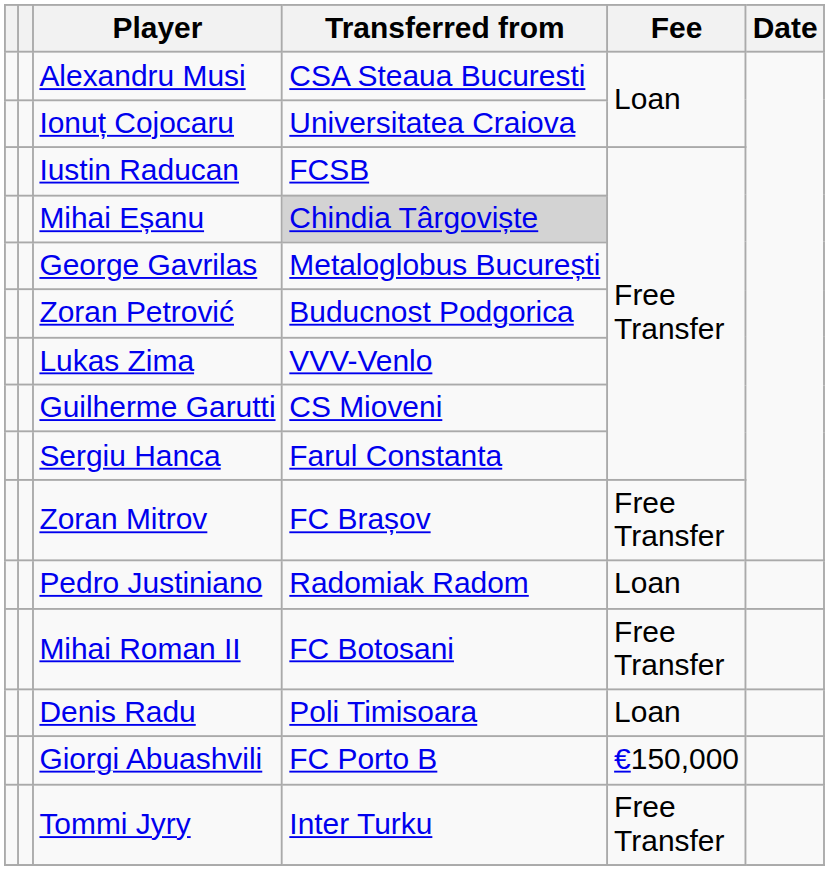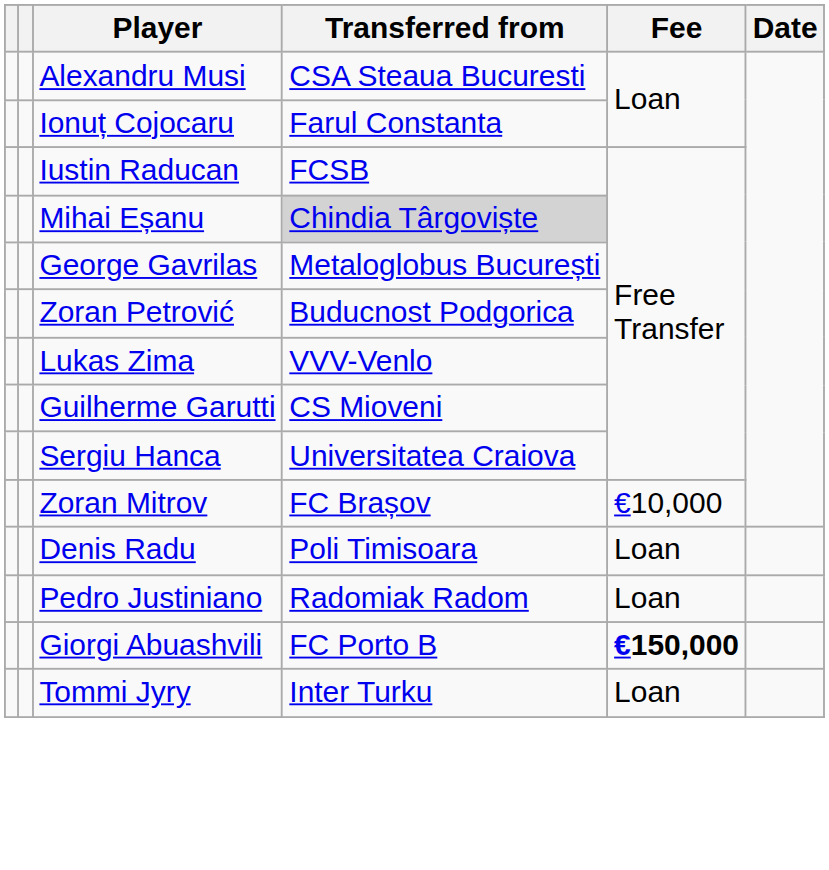(432, 123) Universitatea Craiova -> (396, 123) Farul Constanta
(396, 455) Farul Constanta -> (432, 455) Universitatea Craiova
(669, 519) Free Transfer -> (668, 502) €10,000
rows swapped: (151, 583) <-> (118, 712)
- row: (140, 648)
(677, 759) normal -> (677, 645) bold
(669, 824) Free Transfer -> (647, 692) Loan
